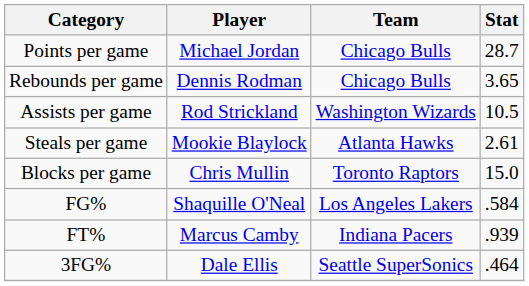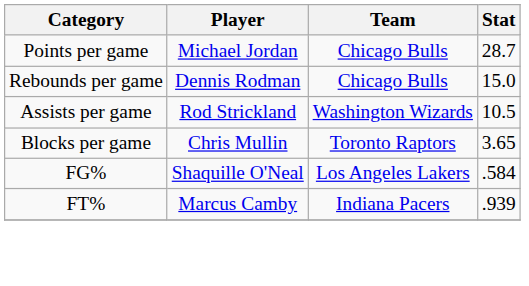(502, 81) 3.65 -> (499, 81) 15.0
- row: (86, 142)
(502, 173) 15.0 -> (499, 142) 3.65
- row: (86, 265)
